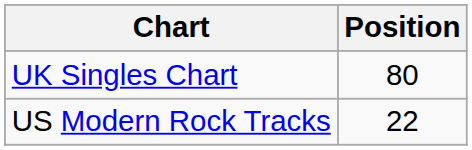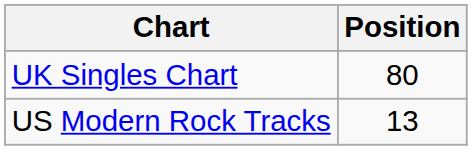(402, 121) 22 -> (402, 121) 13
